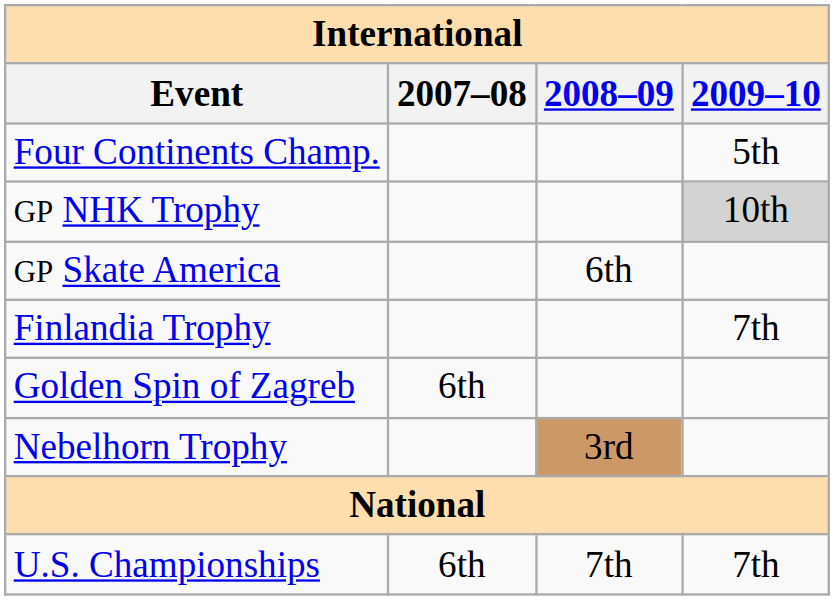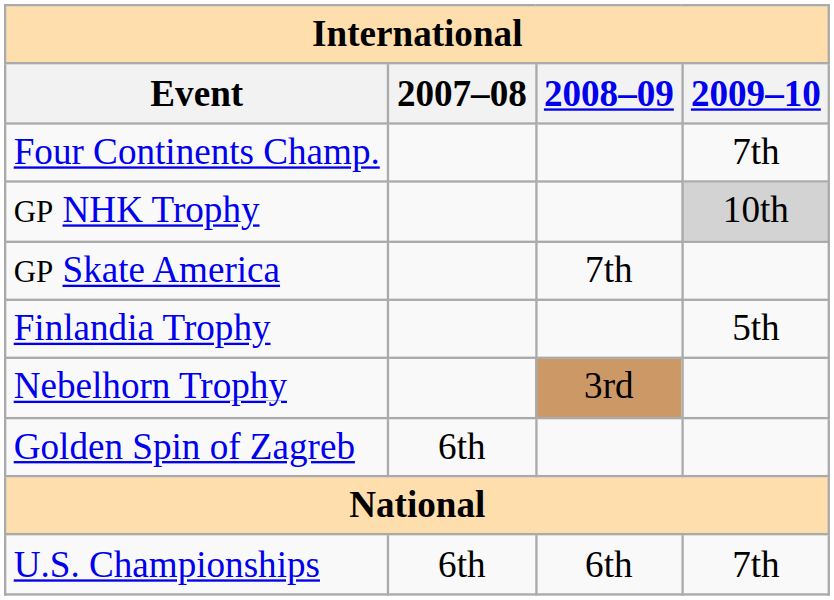(756, 151) 5th -> (756, 151) 7th
(609, 269) 6th -> (609, 269) 7th
(756, 328) 7th -> (756, 328) 5th
rows swapped: (150, 446) <-> (184, 387)
(609, 563) 7th -> (609, 563) 6th
